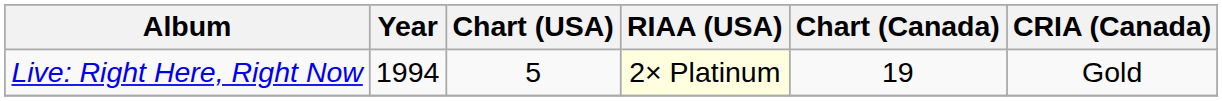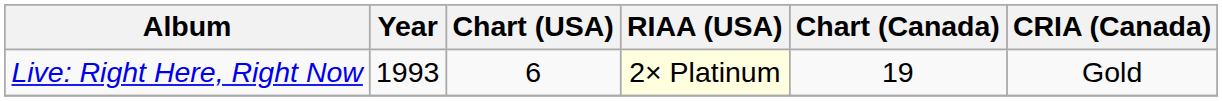(408, 72) 1994 -> (408, 72) 1993
(533, 72) 5 -> (533, 72) 6
